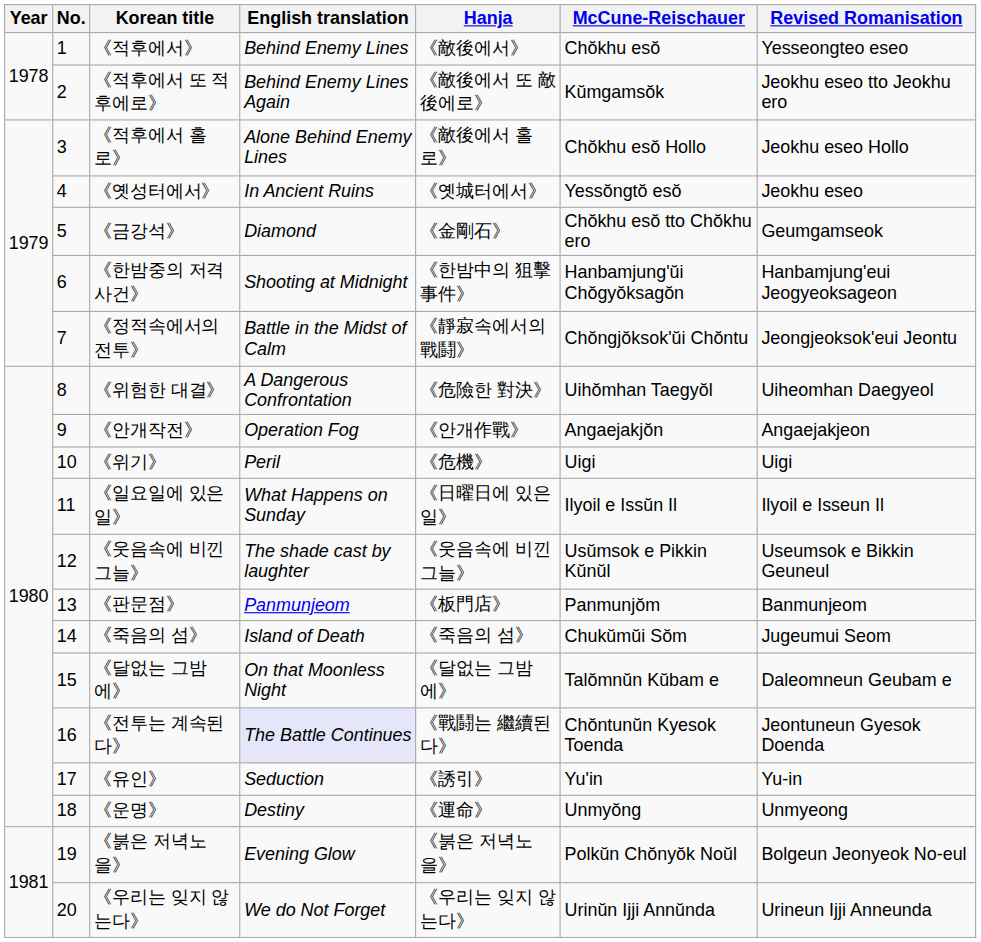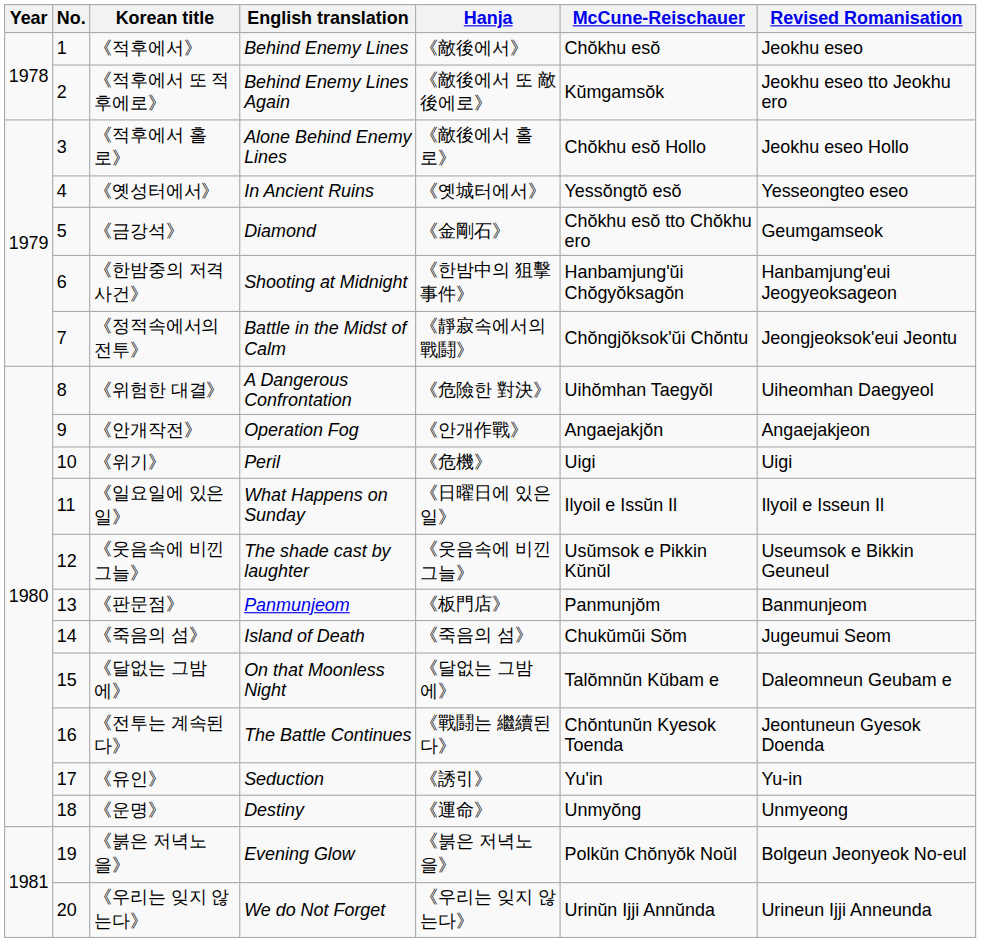(835, 48) Yesseongteo eseo -> (812, 48) Jeokhu eseo
(812, 191) Jeokhu eseo -> (835, 191) Yesseongteo eseo
(328, 735) lavender background -> (328, 735) no background
